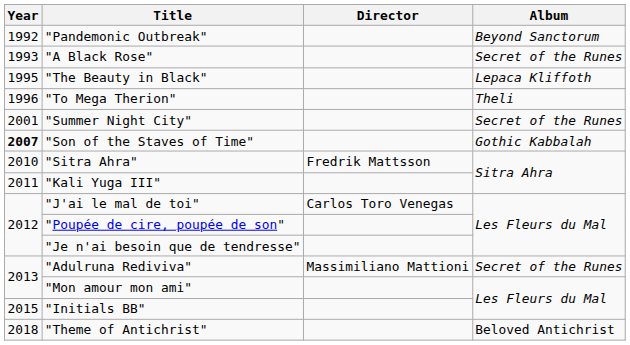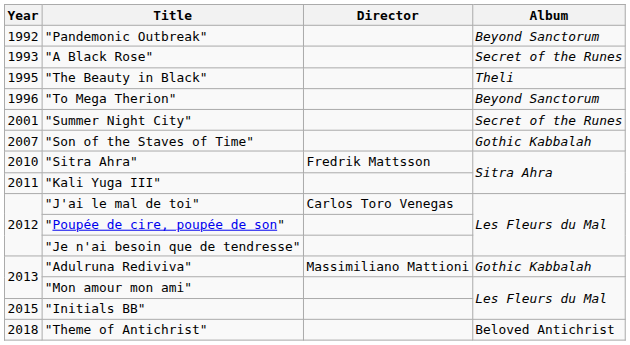(533, 78) Lepaca Kliffoth -> (495, 78) Theli
(495, 99) Theli -> (537, 99) Beyond Sanctorum
(23, 141) bold -> (23, 141) normal
(549, 267) Secret of the Runes -> (533, 267) Gothic Kabbalah
